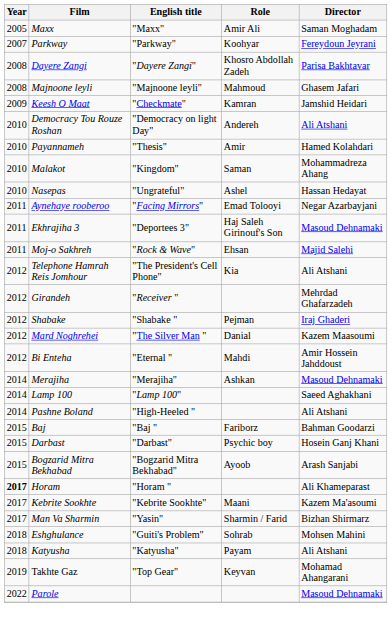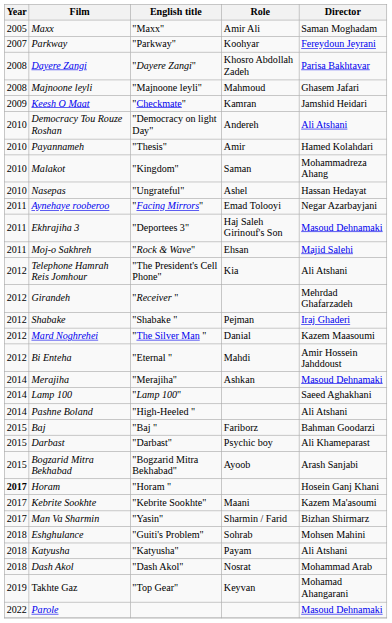(340, 443) Hosein Ganj Khani -> (335, 443) Ali Khameparast
(335, 486) Ali Khameparast -> (340, 486) Hosein Ganj Khani
+ row: (52, 566)
